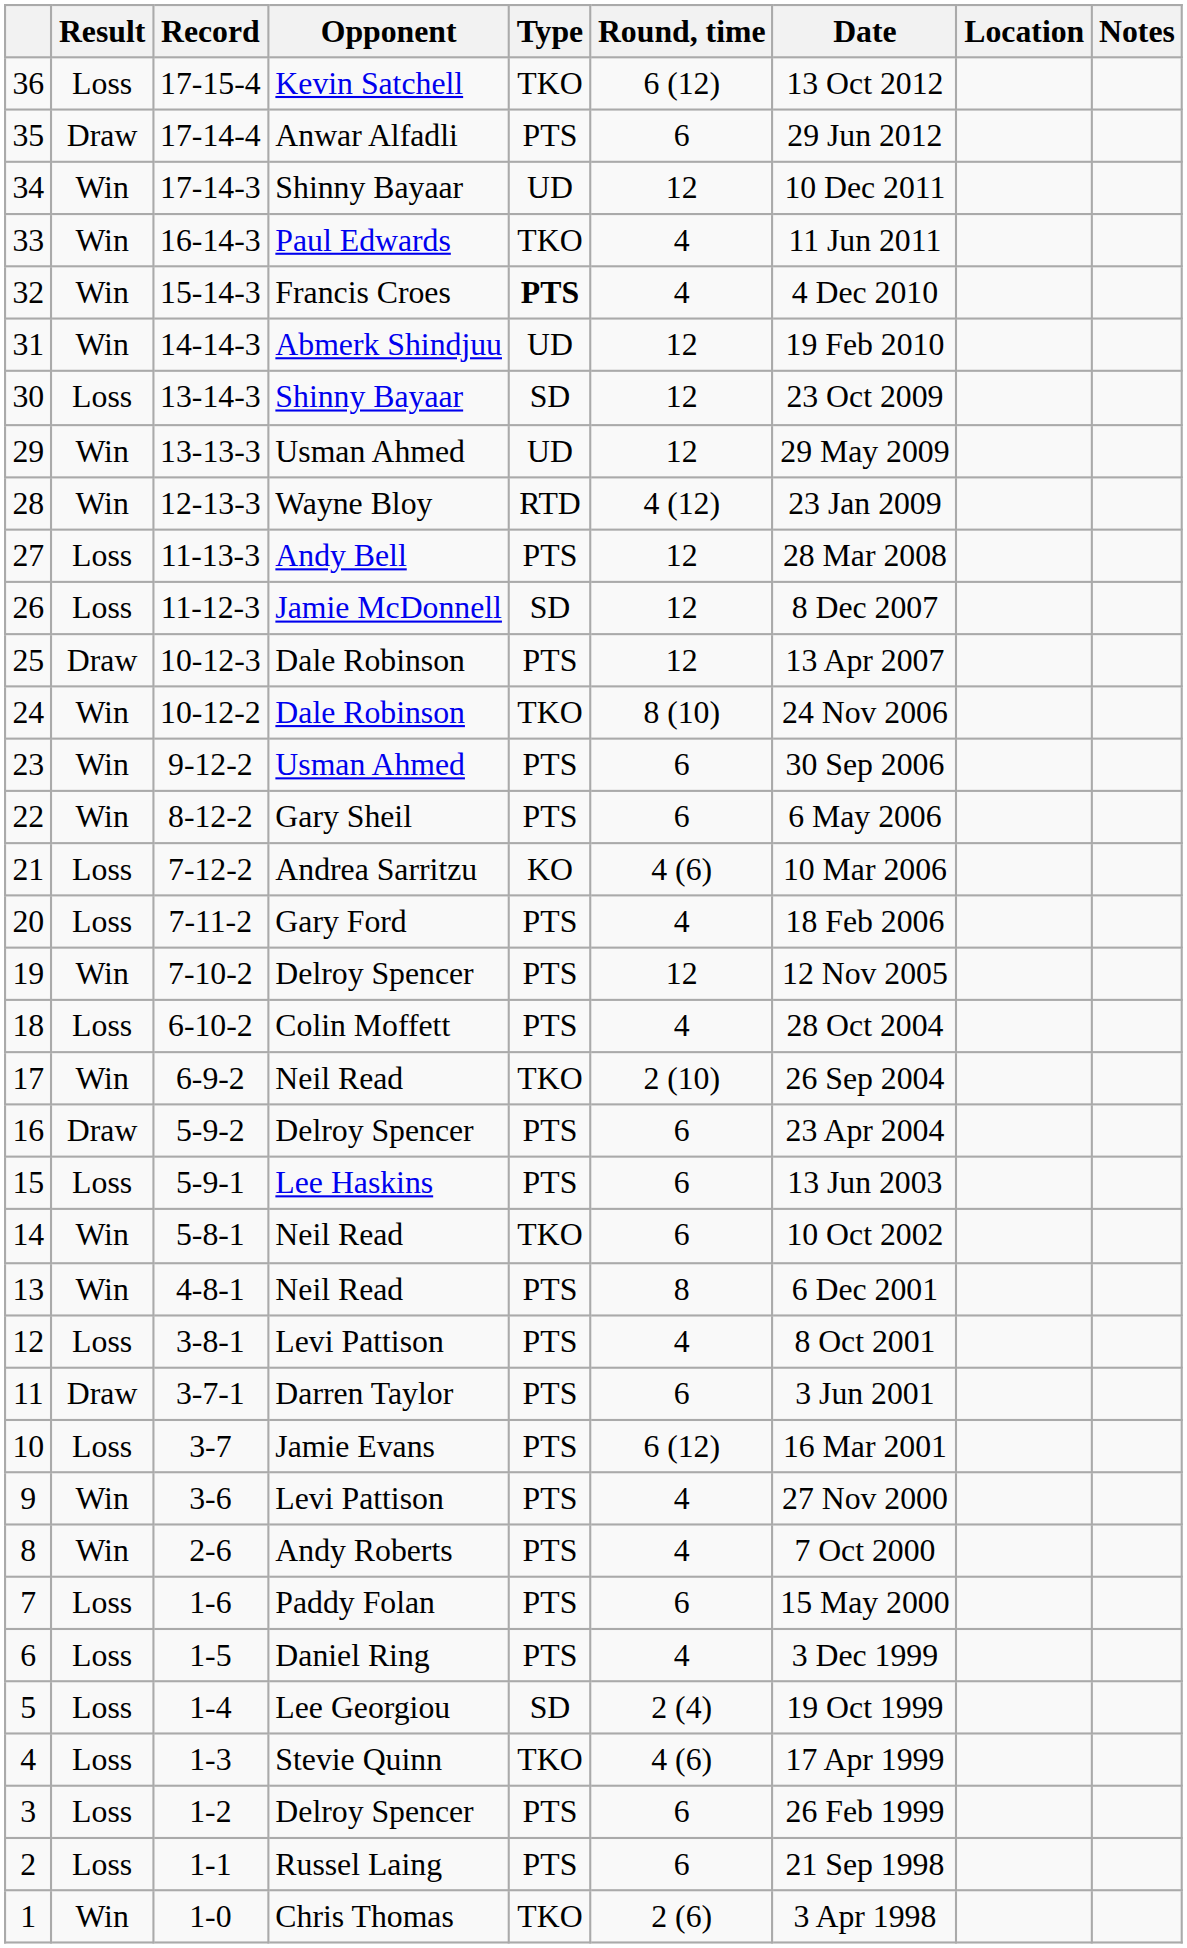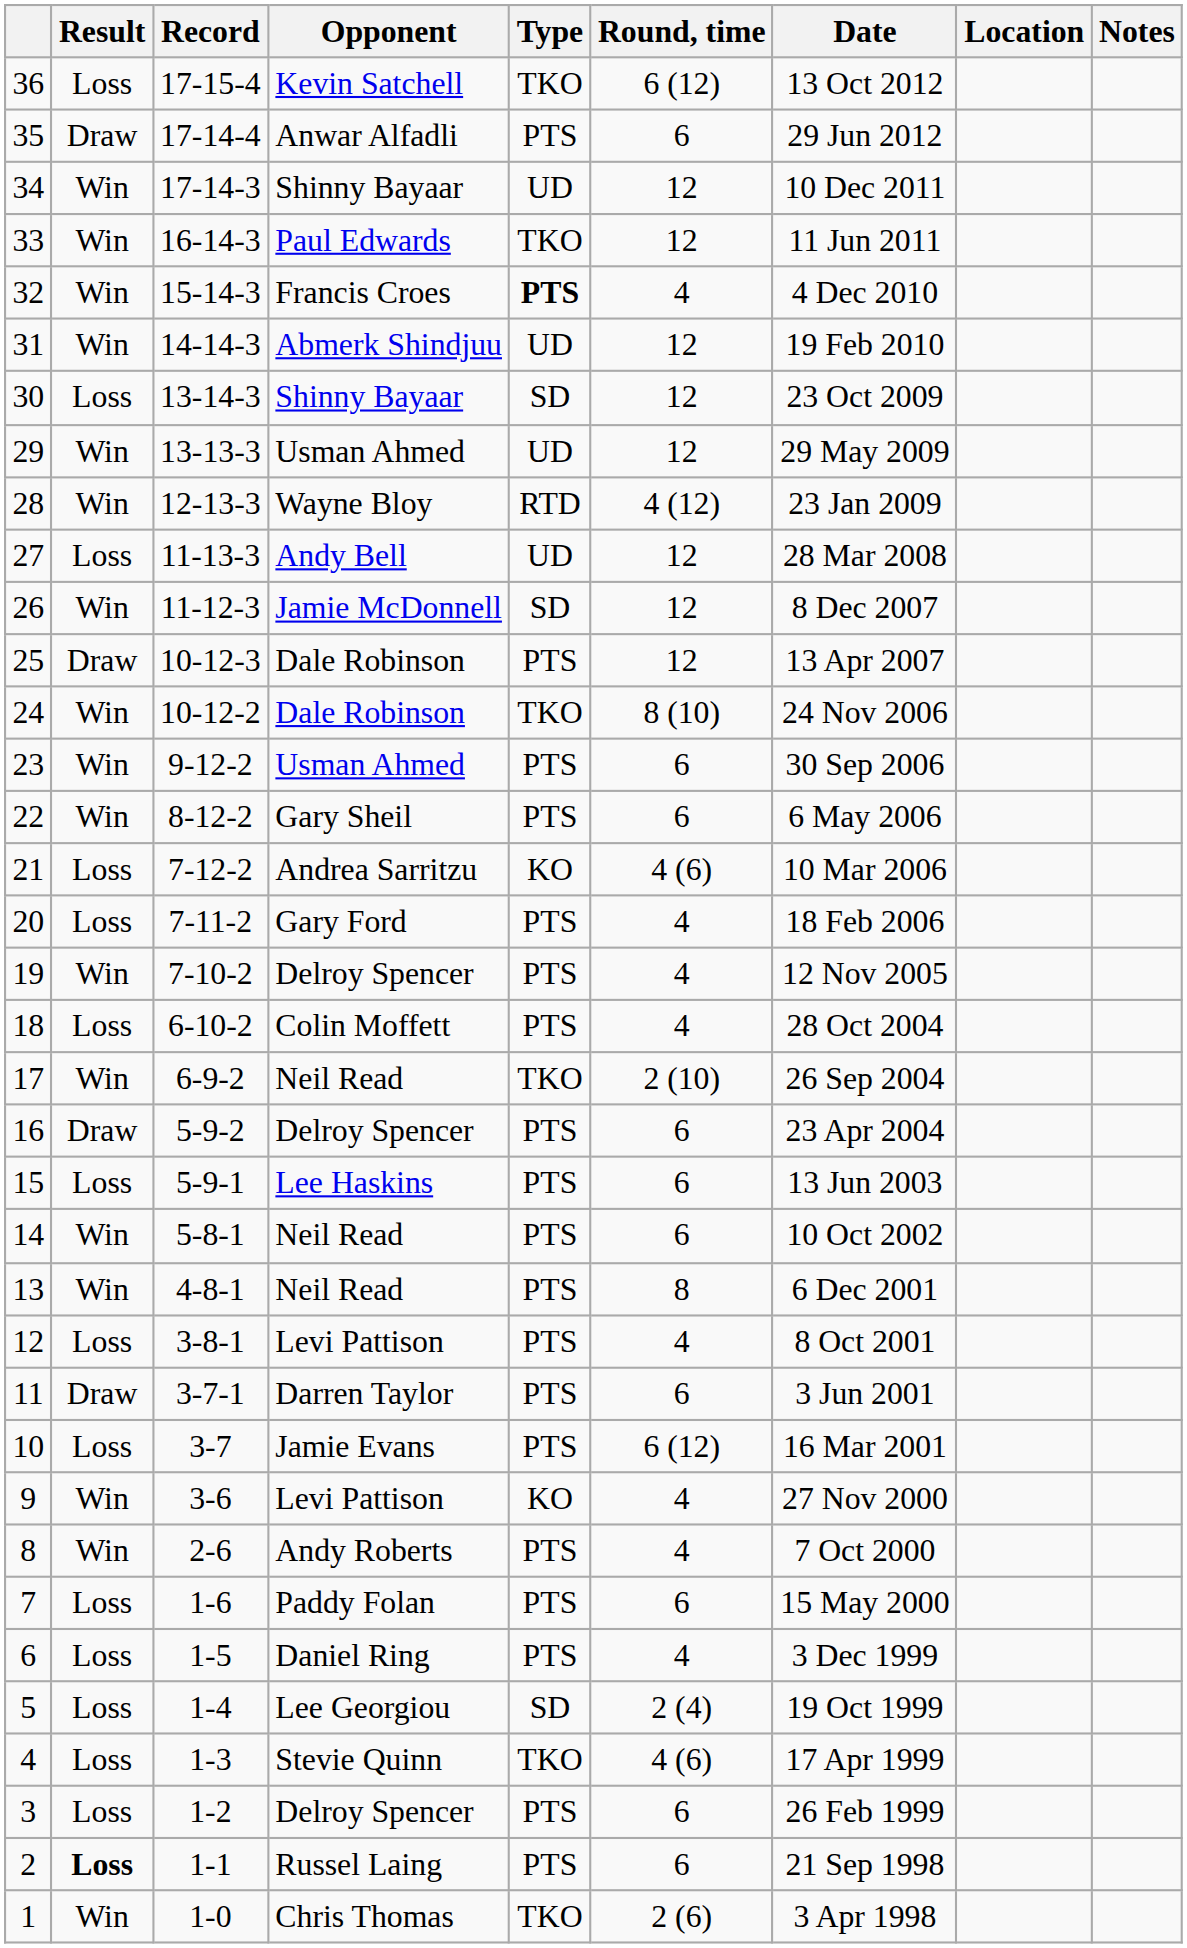(682, 240) 4 -> (682, 240) 12
(550, 554) PTS -> (550, 554) UD
(102, 607) Loss -> (102, 607) Win
(682, 973) 12 -> (682, 973) 4
(550, 1235) TKO -> (550, 1235) PTS
(550, 1497) PTS -> (550, 1497) KO
(102, 1864) normal -> (102, 1864) bold
